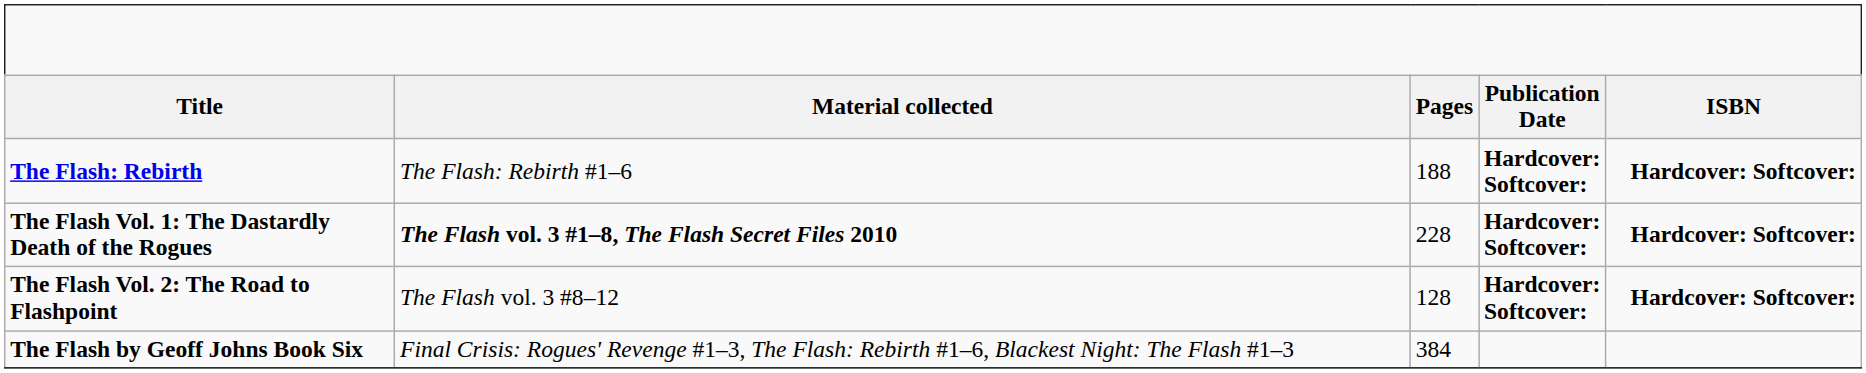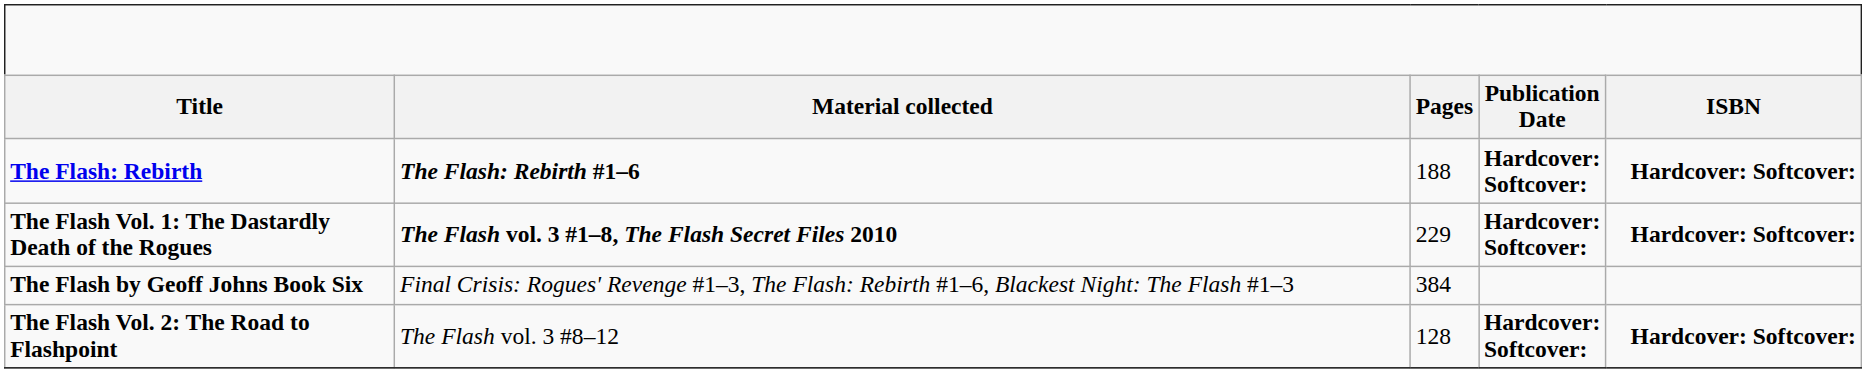(516, 170) normal -> (520, 170) bold
(1433, 234) 228 -> (1433, 234) 229
rows swapped: (160, 298) <-> (187, 348)
